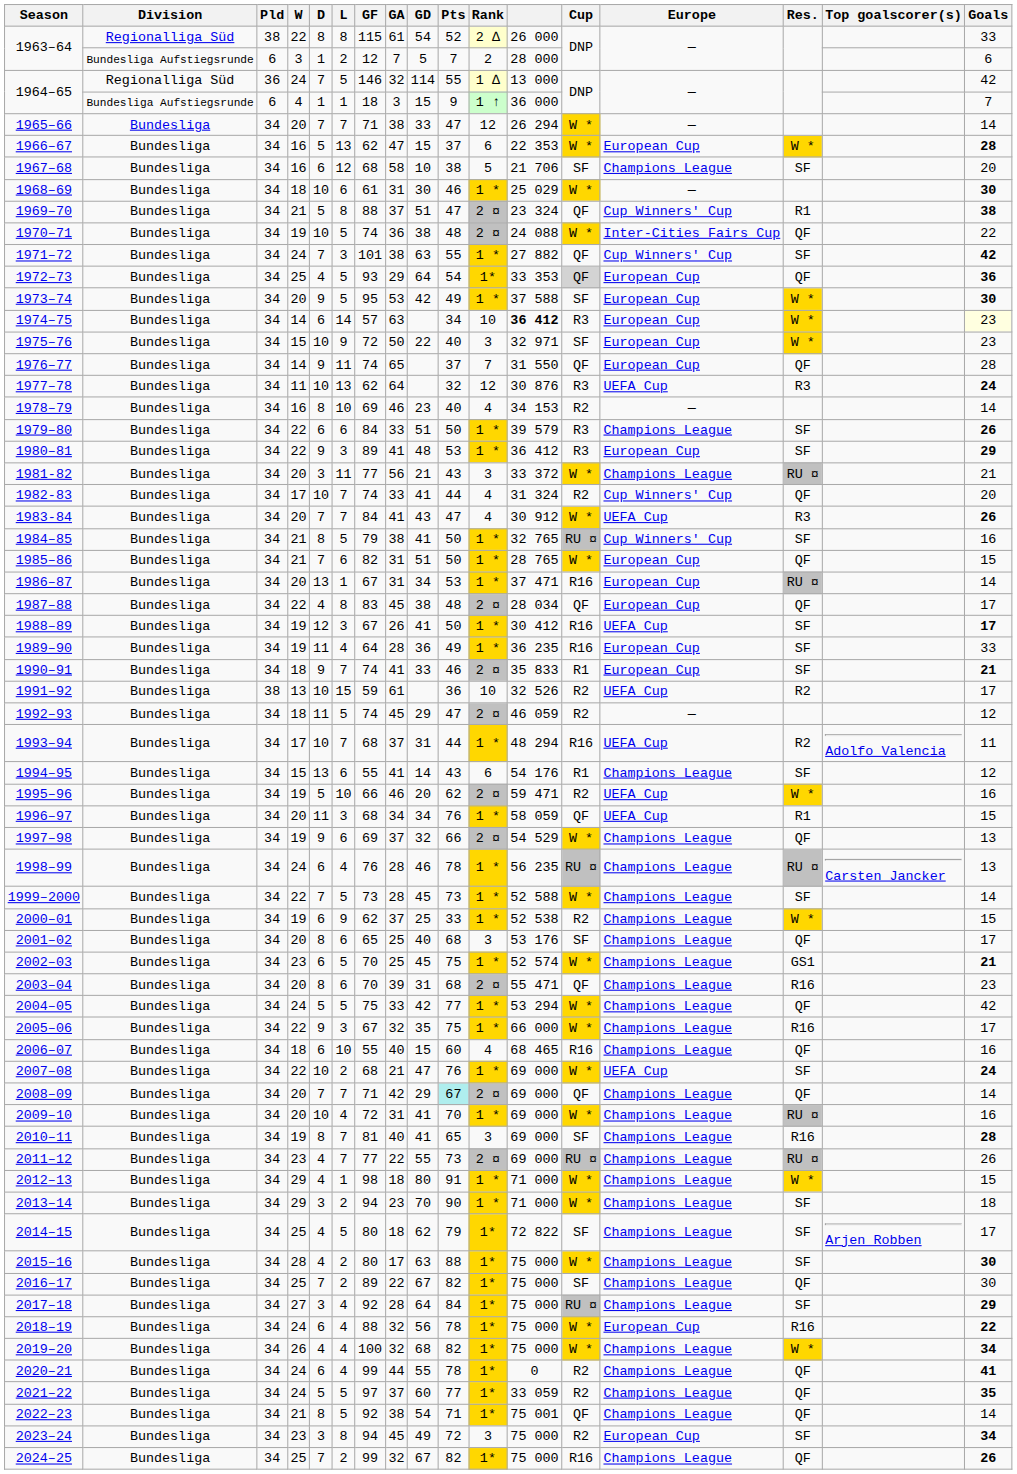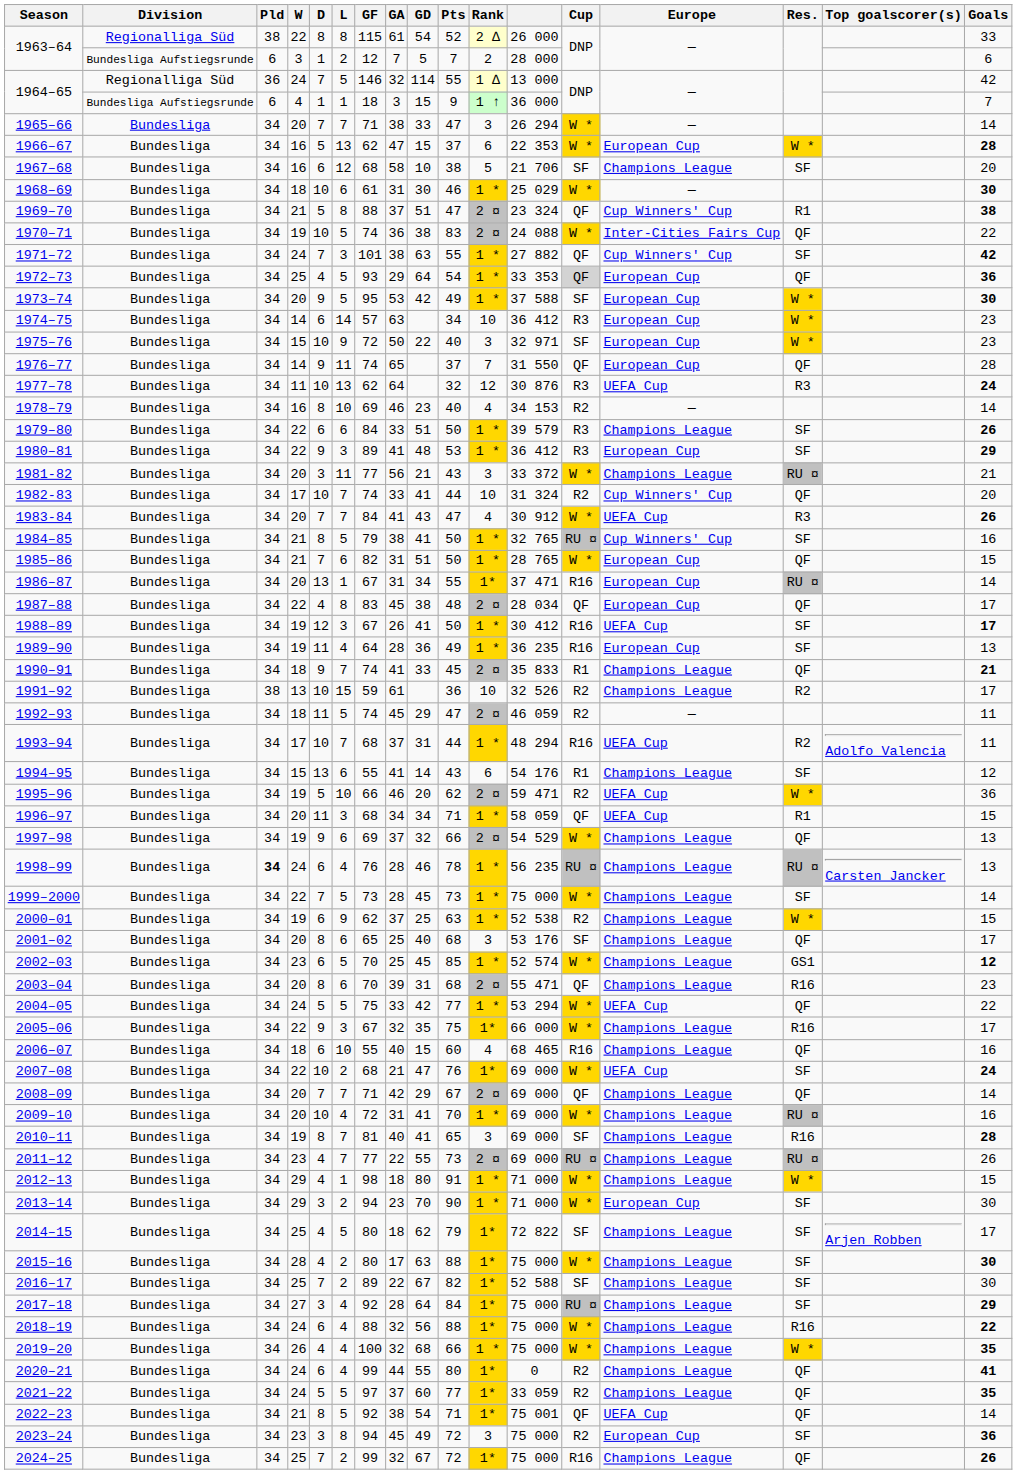(488, 125) 12 -> (488, 125) 3
(453, 234) 48 -> (453, 234) 83
(488, 277) 1* -> (488, 277) 1 *
(534, 321) bold -> (534, 321) normal
(988, 321) lightyellow background -> (988, 321) no background
(488, 496) 4 -> (488, 496) 10
(453, 583) 53 -> (453, 583) 55
(488, 583) 1 * -> (488, 583) 1*
(988, 648) 33 -> (988, 648) 13
(453, 670) 46 -> (453, 670) 45
(652, 670) European Cup -> (668, 670) Champions League
(803, 670) SF -> (803, 670) QF
(636, 692) UEFA Cup -> (668, 692) Champions League
(988, 714) 12 -> (988, 714) 11
(988, 795) 16 -> (988, 795) 36
(453, 817) 76 -> (453, 817) 71
(272, 868) normal -> (272, 868) bold
(534, 897) 52 588 -> (534, 897) 75 000
(453, 919) 33 -> (453, 919) 63
(453, 963) 75 -> (453, 963) 85
(988, 963) 21 -> (988, 963) 12
(668, 1007) Champions League -> (636, 1007) UEFA Cup
(988, 1007) 42 -> (988, 1007) 22
(488, 1028) 1 * -> (488, 1028) 1*
(488, 1072) 1 * -> (488, 1072) 1*
(453, 1094) paleturquoise background -> (453, 1094) no background
(668, 1203) Champions League -> (652, 1203) European Cup
(988, 1203) 18 -> (988, 1203) 30
(534, 1284) 75 000 -> (534, 1284) 52 588
(803, 1284) QF -> (803, 1284) SF
(453, 1328) 78 -> (453, 1328) 88
(652, 1328) European Cup -> (668, 1328) Champions League
(453, 1349) 82 -> (453, 1349) 66
(488, 1349) 1* -> (488, 1349) 1 *
(988, 1349) 34 -> (988, 1349) 35
(453, 1371) 78 -> (453, 1371) 80
(668, 1415) Champions League -> (636, 1415) UEFA Cup
(988, 1437) 34 -> (988, 1437) 36
(453, 1458) 82 -> (453, 1458) 72
